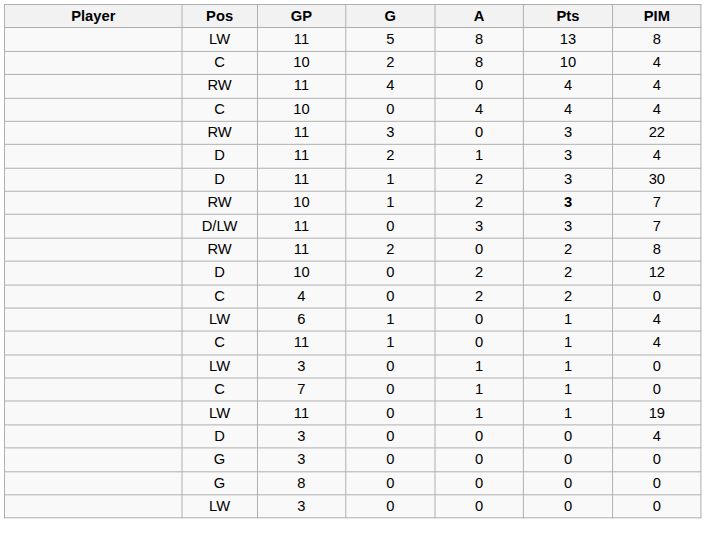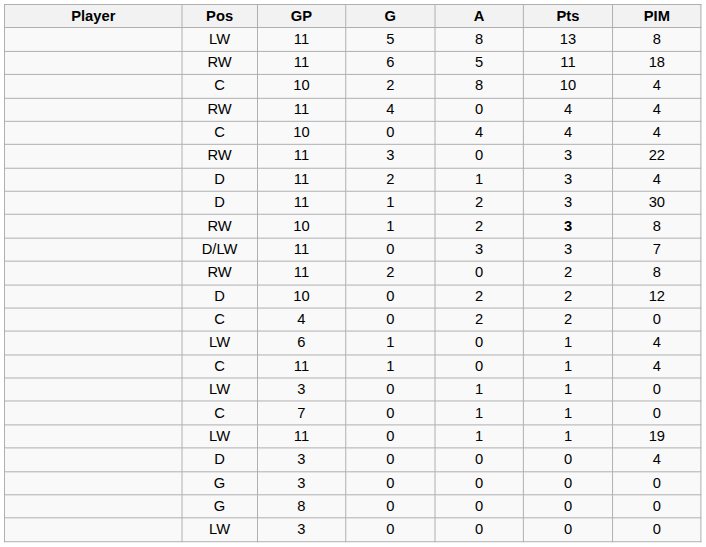+ row: (301, 62)
(657, 202) 7 -> (657, 226) 8
